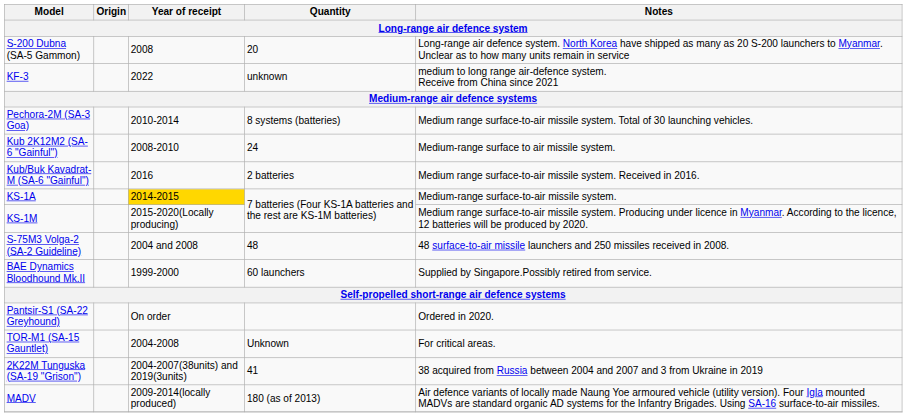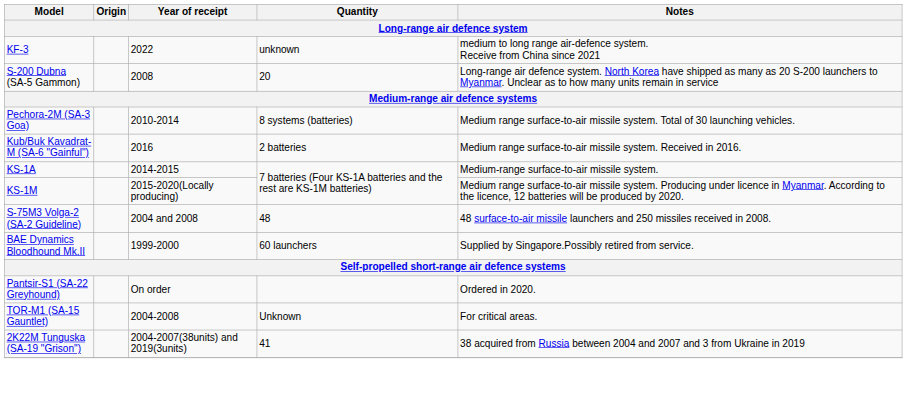rows swapped: (18, 77) <-> (43, 50)
- row: (47, 148)
(155, 197) gold background -> (155, 169) no background
- row: (21, 398)
